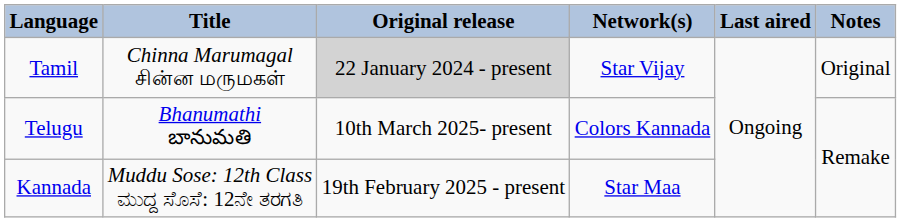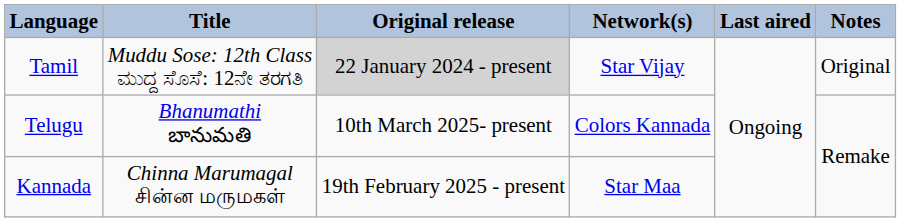(210, 66) Chinna Marumagal சின்ன மருமகள் -> (210, 66) Muddu Sose: 12th Class ಮುದ್ದ ಸೊಸೆ: 12ನೇ ತರಗತಿ
(210, 187) Muddu Sose: 12th Class ಮುದ್ದ ಸೊಸೆ: 12ನೇ ತರಗತಿ -> (210, 185) Chinna Marumagal சின்ன மருமகள்
